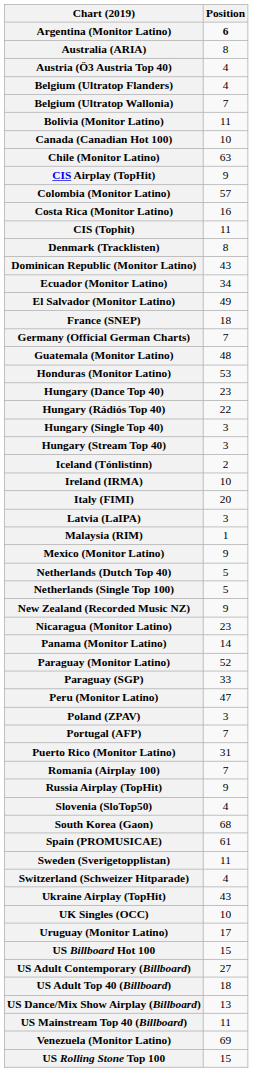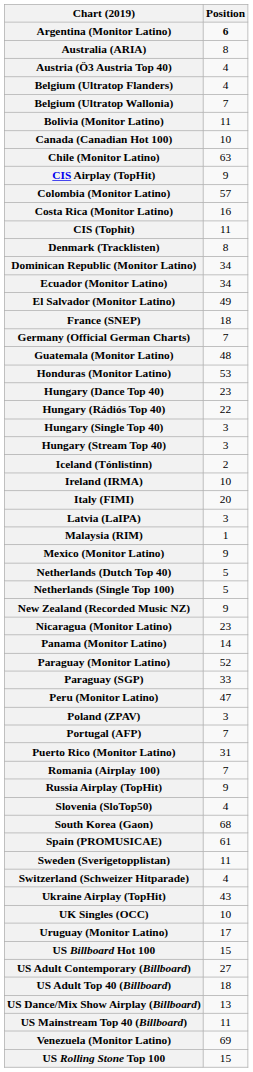(226, 265) 43 -> (226, 265) 34
